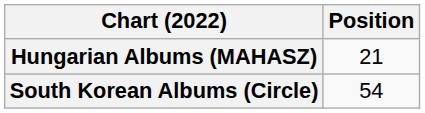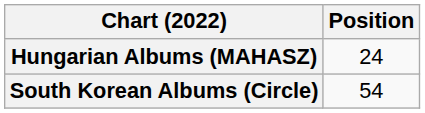(371, 56) 21 -> (371, 56) 24
